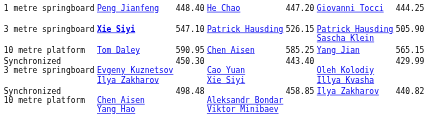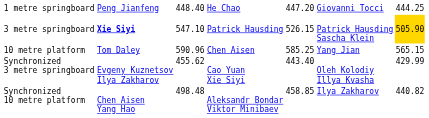(410, 29) no background -> (410, 29) gold background
(190, 50) 590.95 -> (190, 50) 590.96
(190, 61) 450.30 -> (190, 61) 455.62
